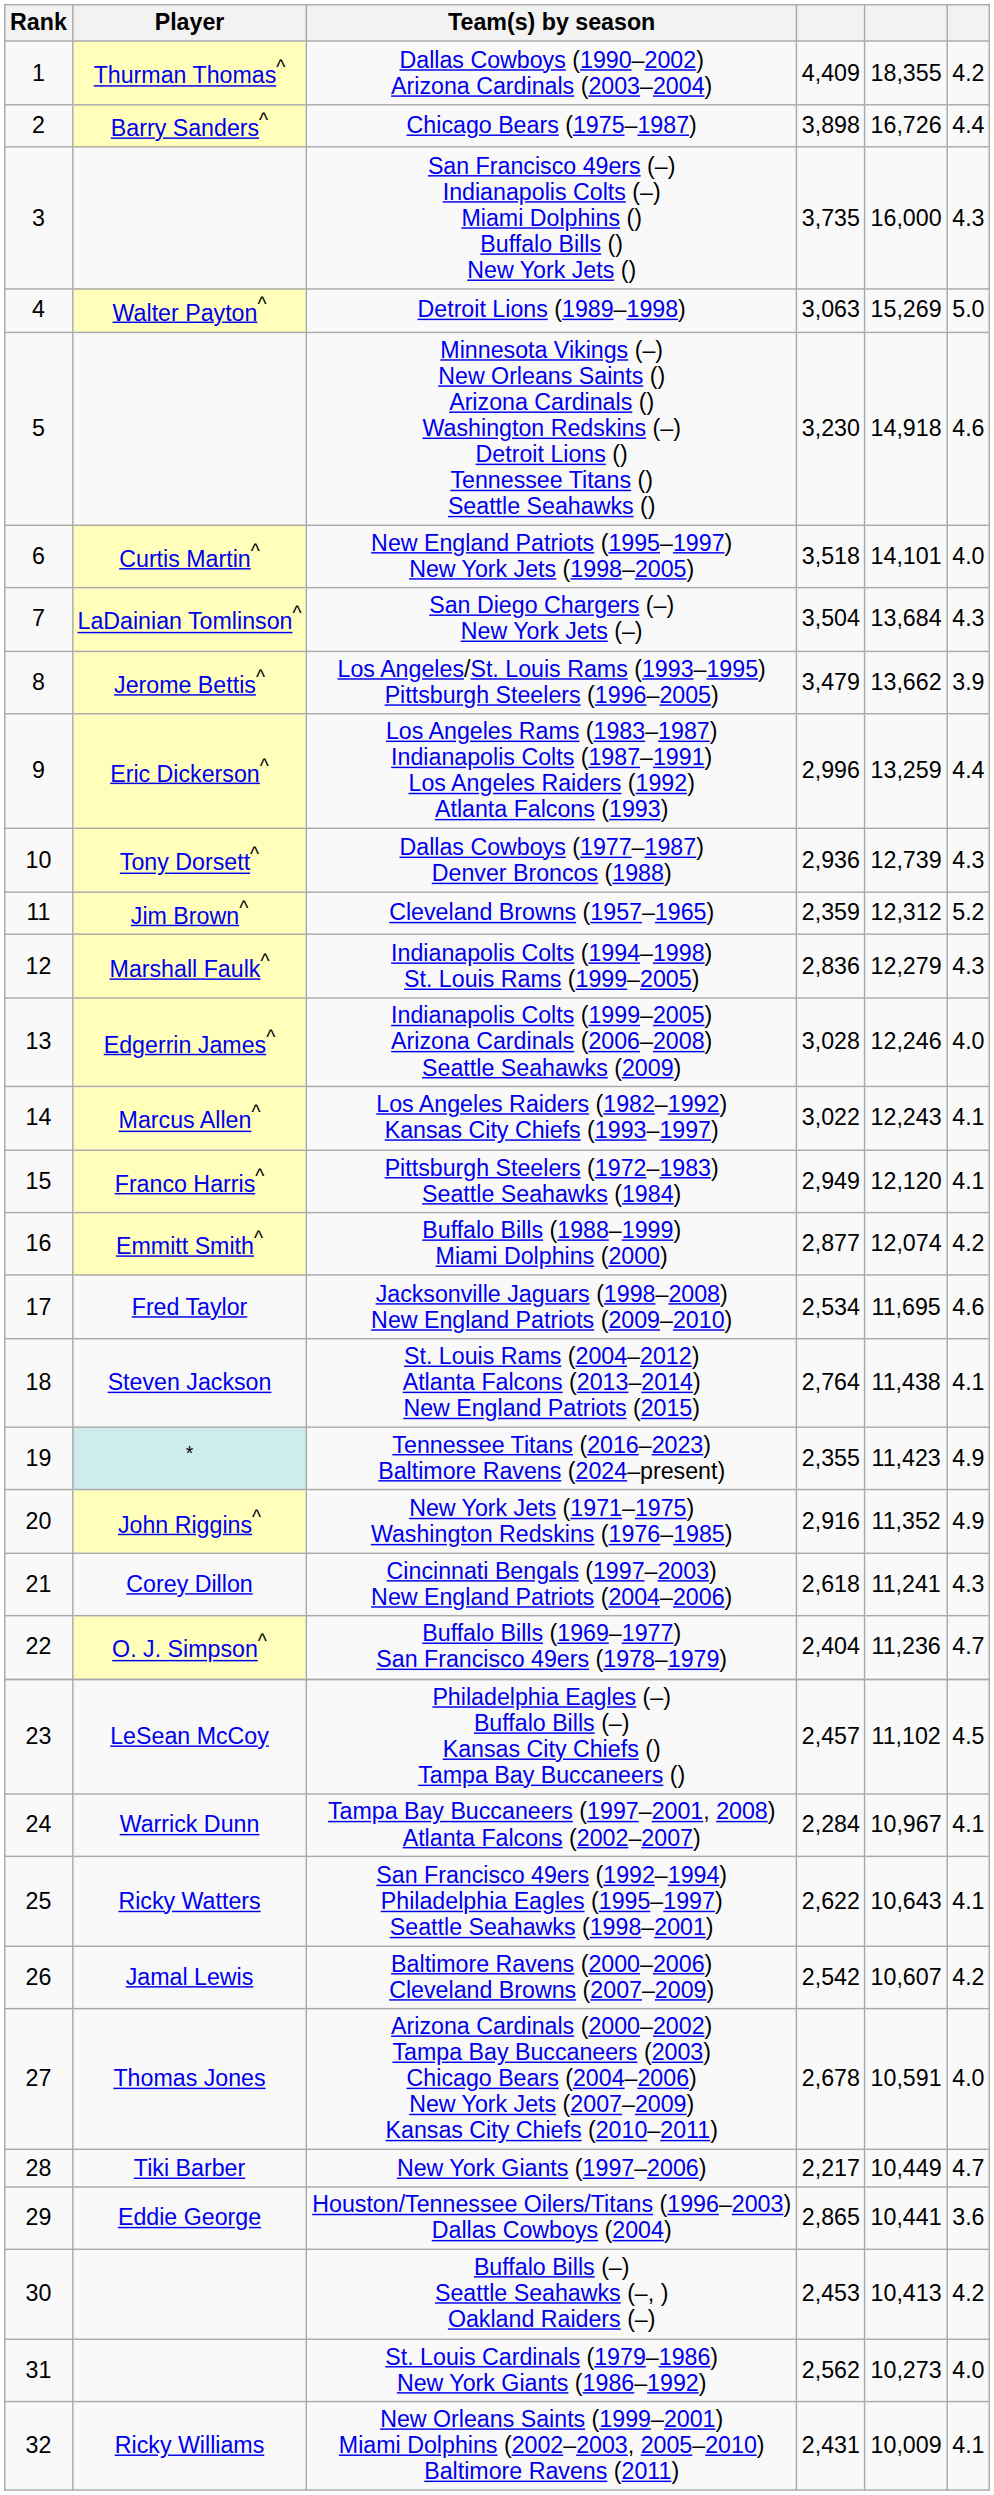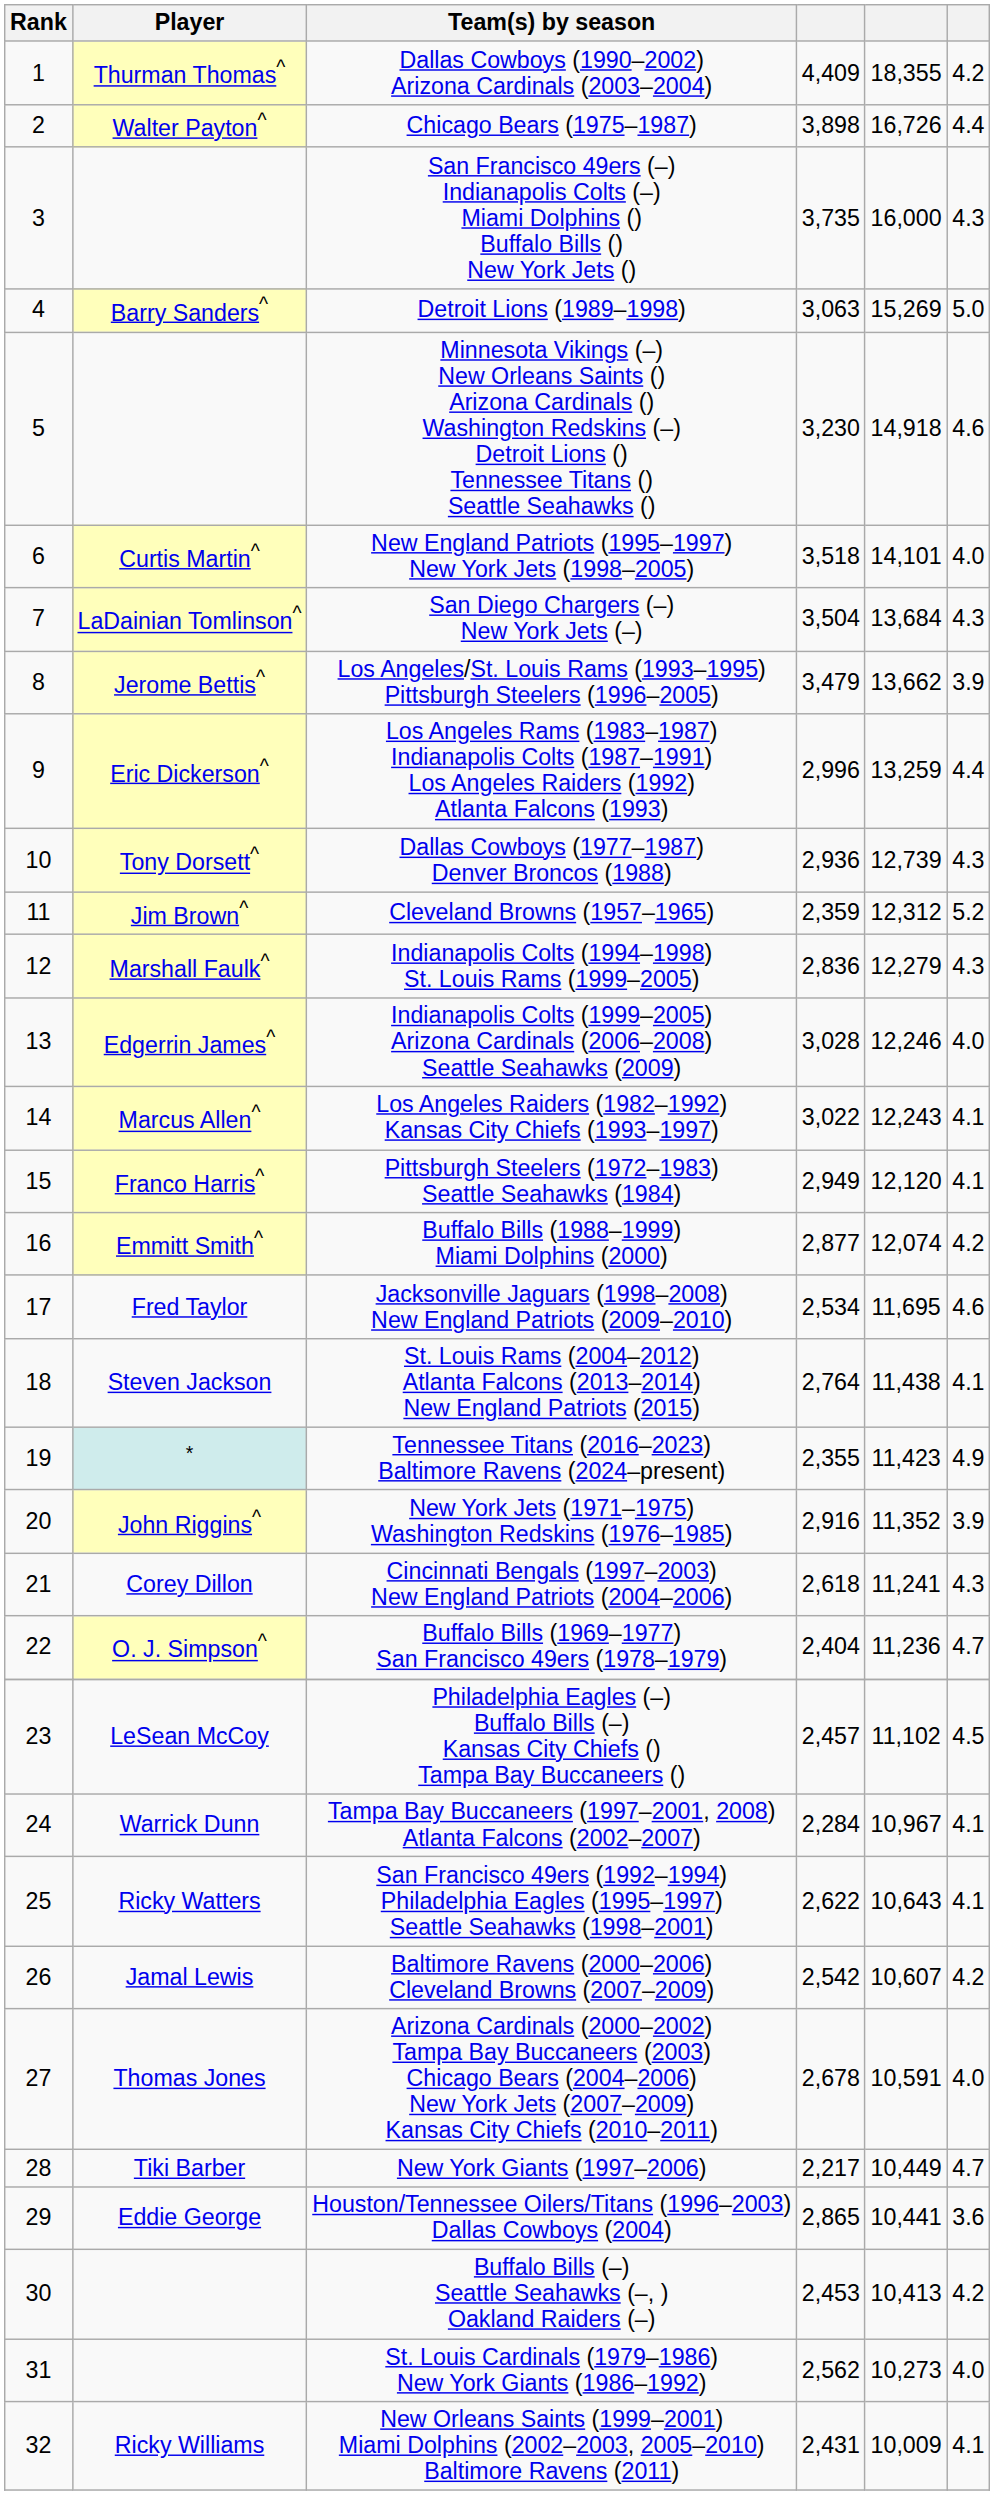(190, 125) Barry Sanders^ -> (190, 125) Walter Payton^
(190, 309) Walter Payton^ -> (190, 309) Barry Sanders^
(968, 1521) 4.9 -> (968, 1521) 3.9
